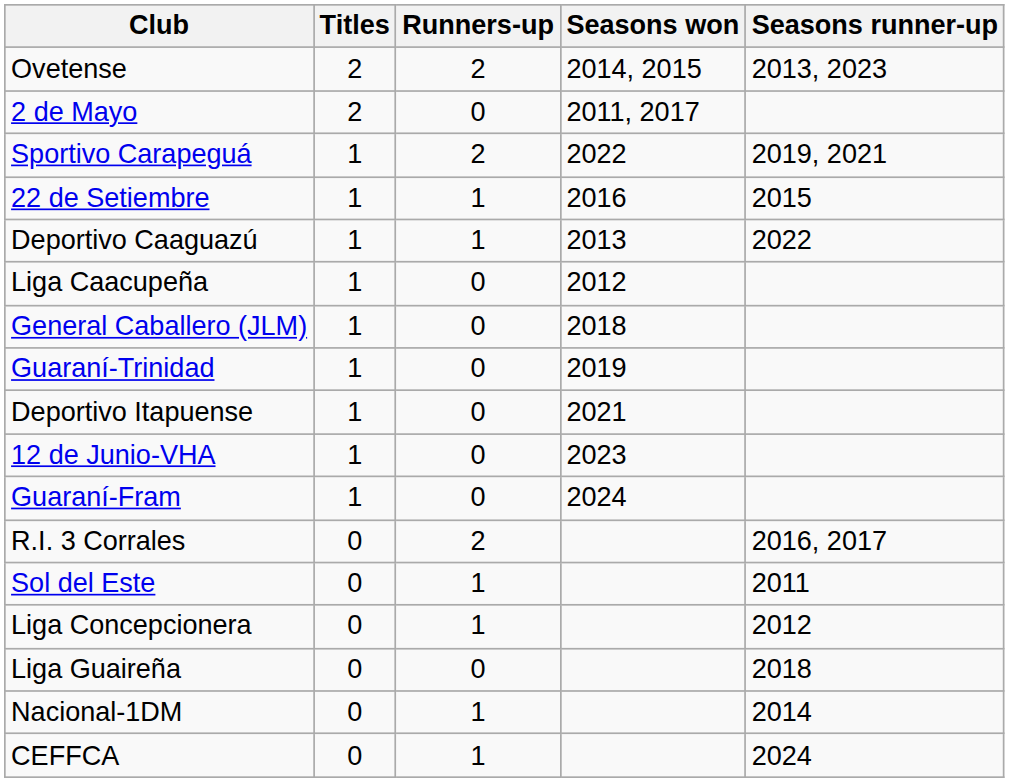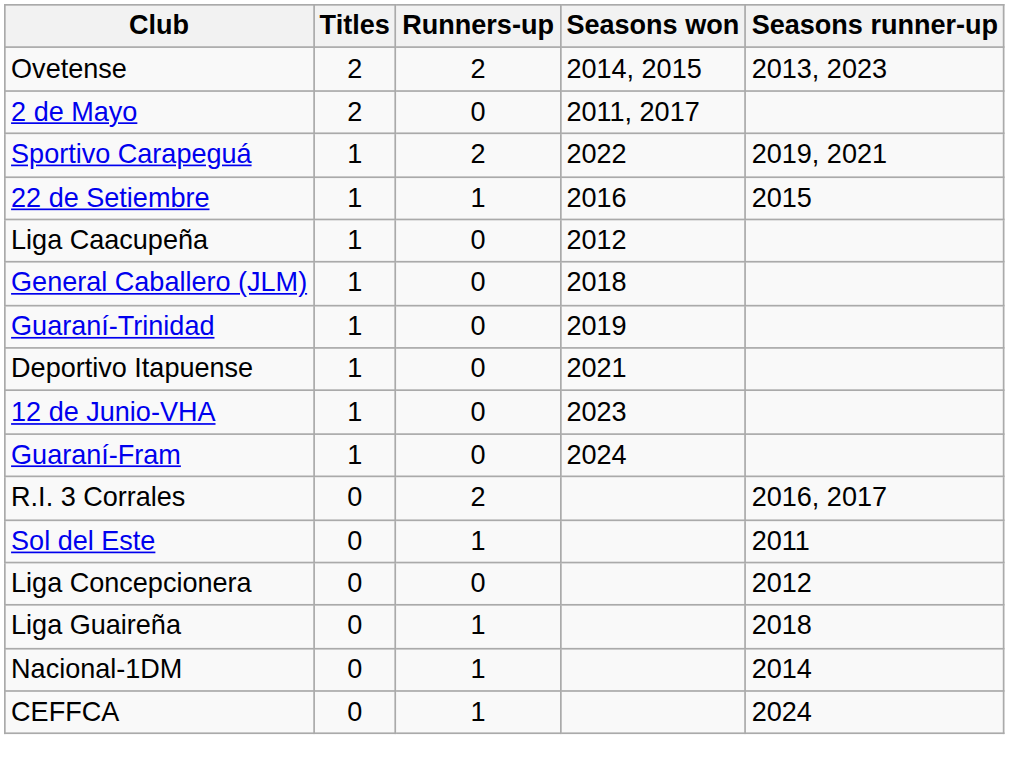- row: (134, 240)
(478, 626) 1 -> (478, 583) 0
(478, 669) 0 -> (478, 626) 1
